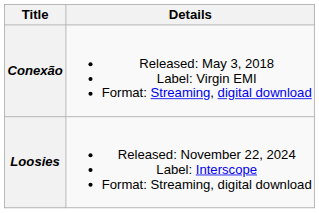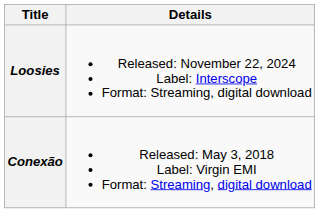rows swapped: (35, 70) <-> (35, 162)
